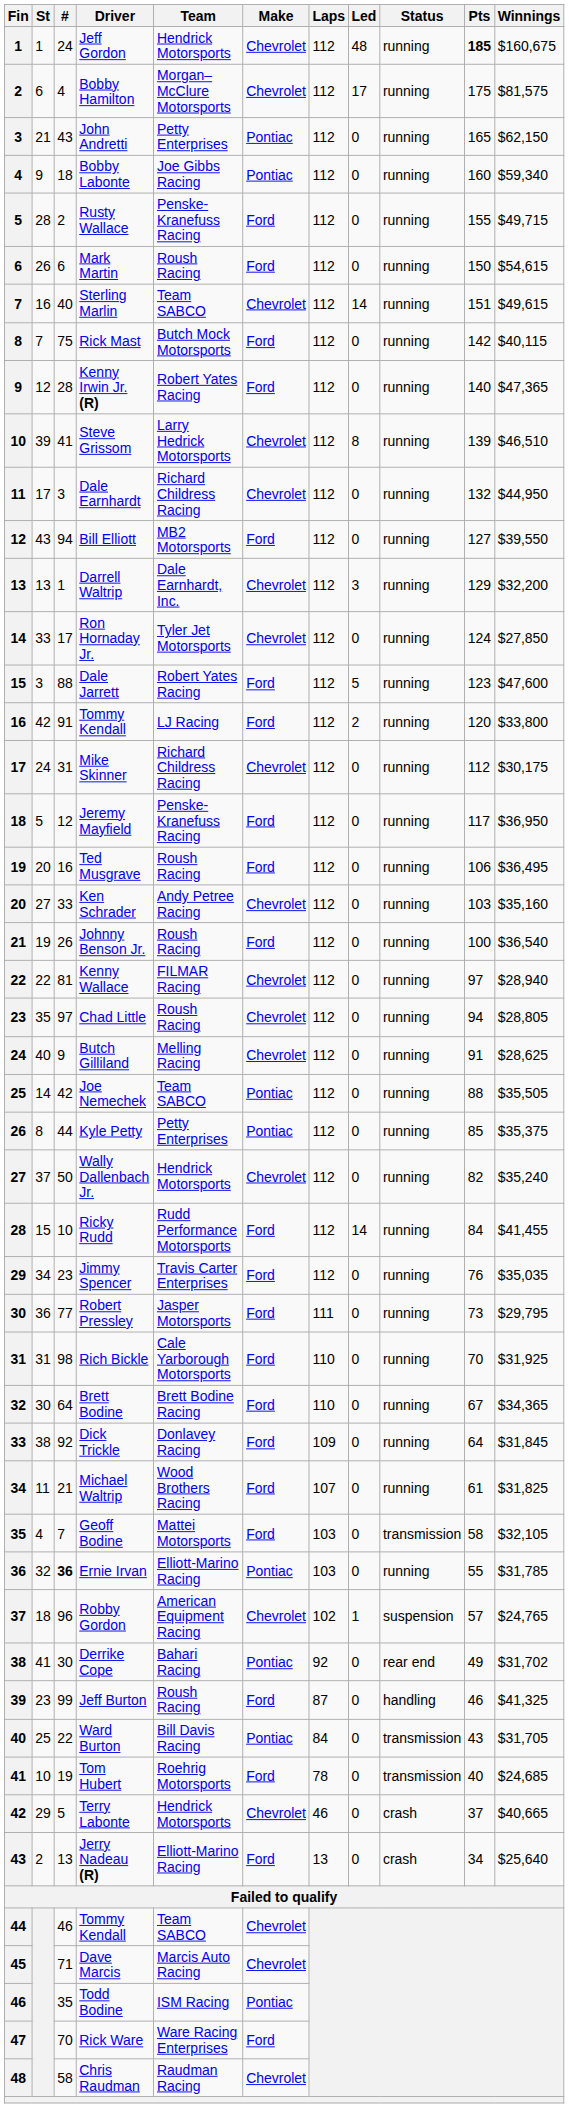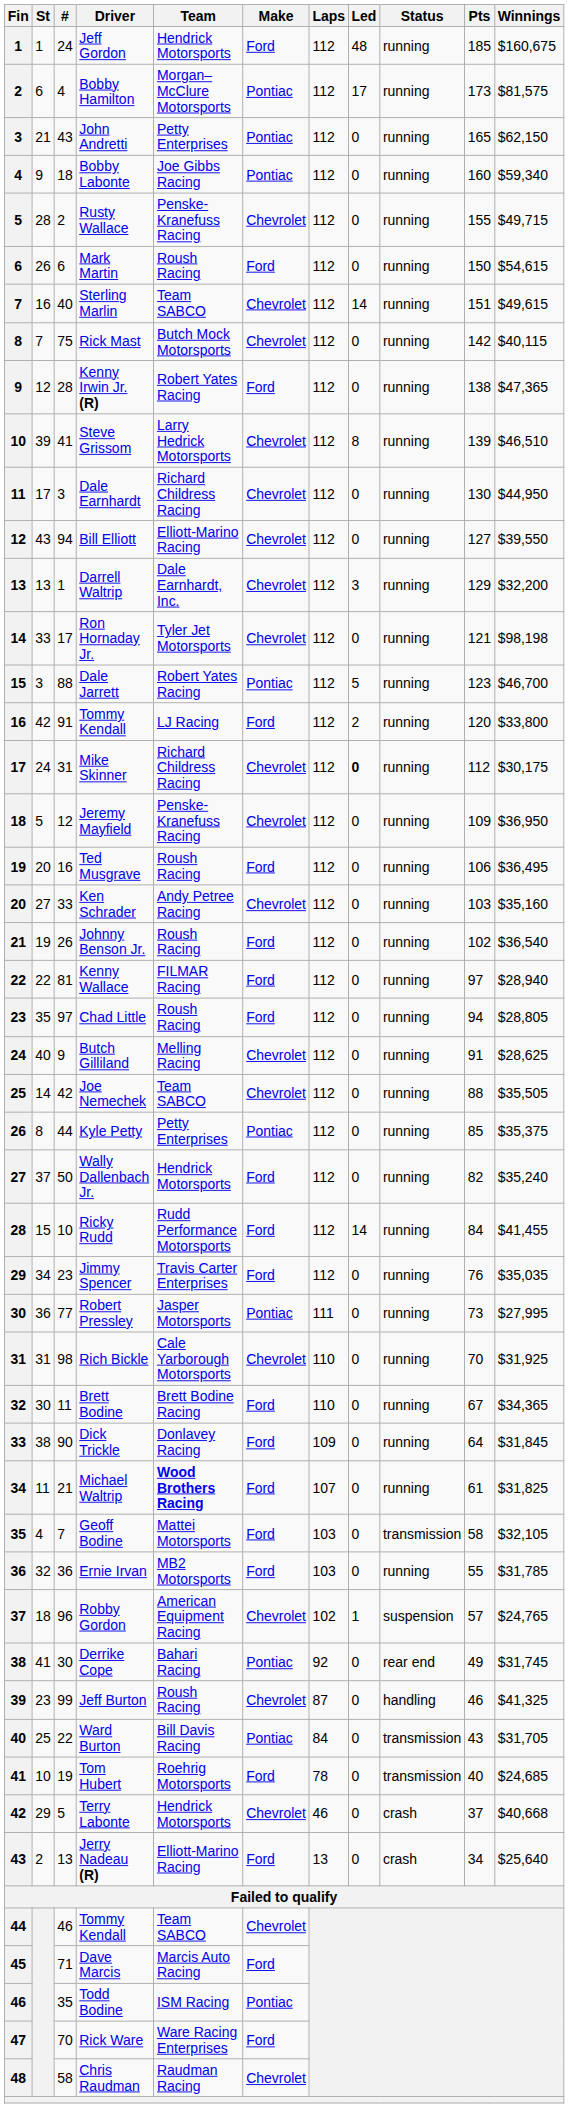(276, 46) Chevrolet -> (261, 46) Ford
(479, 46) bold -> (479, 46) normal
(276, 91) Chevrolet -> (269, 91) Pontiac
(479, 91) 175 -> (479, 91) 173
(261, 220) Ford -> (276, 220) Chevrolet
(261, 341) Ford -> (276, 341) Chevrolet
(479, 387) 140 -> (479, 387) 138
(479, 494) 132 -> (479, 494) 130
(194, 539) MB2 Motorsports -> (198, 539) Elliott-Marino Racing
(261, 539) Ford -> (276, 539) Chevrolet
(479, 638) 124 -> (479, 638) 121
(523, 638) $27,850 -> (523, 638) $98,198
(261, 684) Ford -> (269, 684) Pontiac
(523, 684) $47,600 -> (523, 684) $46,700
(355, 767) normal -> (355, 767) bold
(261, 821) Ford -> (276, 821) Chevrolet
(479, 821) 117 -> (479, 821) 109
(479, 942) 100 -> (479, 942) 102
(276, 980) Chevrolet -> (261, 980) Ford
(276, 1018) Chevrolet -> (261, 1018) Ford
(269, 1093) Pontiac -> (276, 1093) Chevrolet
(276, 1176) Chevrolet -> (261, 1176) Ford
(261, 1313) Ford -> (269, 1313) Pontiac
(523, 1313) $29,795 -> (523, 1313) $27,995
(261, 1359) Ford -> (276, 1359) Chevrolet
(65, 1404) 64 -> (64, 1404) 11
(65, 1442) 92 -> (65, 1442) 90
(183, 1488) normal -> (186, 1488) bold
(65, 1571) bold -> (65, 1571) normal
(198, 1571) Elliott-Marino Racing -> (194, 1571) MB2 Motorsports
(269, 1571) Pontiac -> (261, 1571) Ford
(523, 1662) $31,702 -> (523, 1662) $31,745
(261, 1700) Ford -> (276, 1700) Chevrolet
(523, 1814) $40,665 -> (523, 1814) $40,668
(276, 1965) Chevrolet -> (261, 1965) Ford
